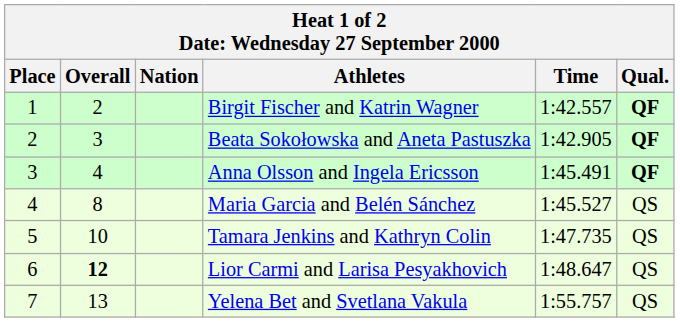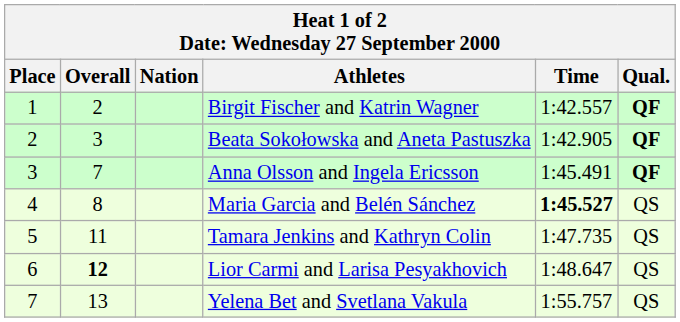(98, 172) 4 -> (98, 172) 7
(576, 204) normal -> (576, 204) bold
(98, 236) 10 -> (98, 236) 11
